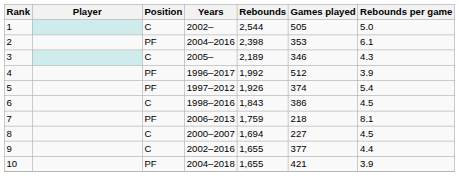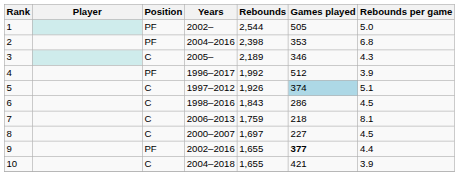(148, 27) C -> (151, 27) PF
(367, 42) 6.1 -> (367, 42) 6.8
(151, 88) PF -> (148, 88) C
(299, 88) no background -> (299, 88) lightblue background
(367, 88) 5.4 -> (367, 88) 5.1
(299, 103) 386 -> (299, 103) 286
(151, 118) PF -> (148, 118) C
(251, 133) 1,694 -> (251, 133) 1,697
(148, 149) C -> (151, 149) PF
(299, 149) normal -> (299, 149) bold
(151, 164) PF -> (148, 164) C
